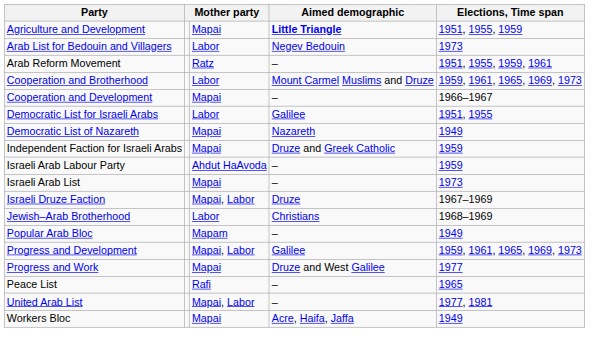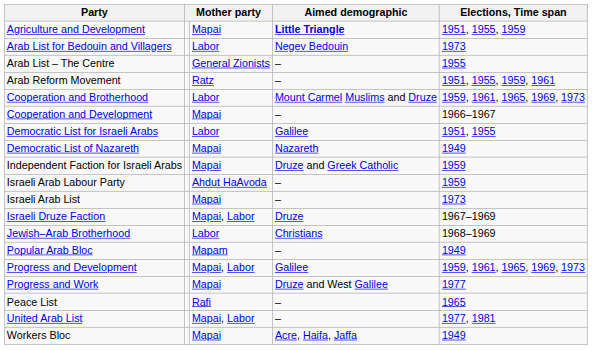+ row: (61, 64)
